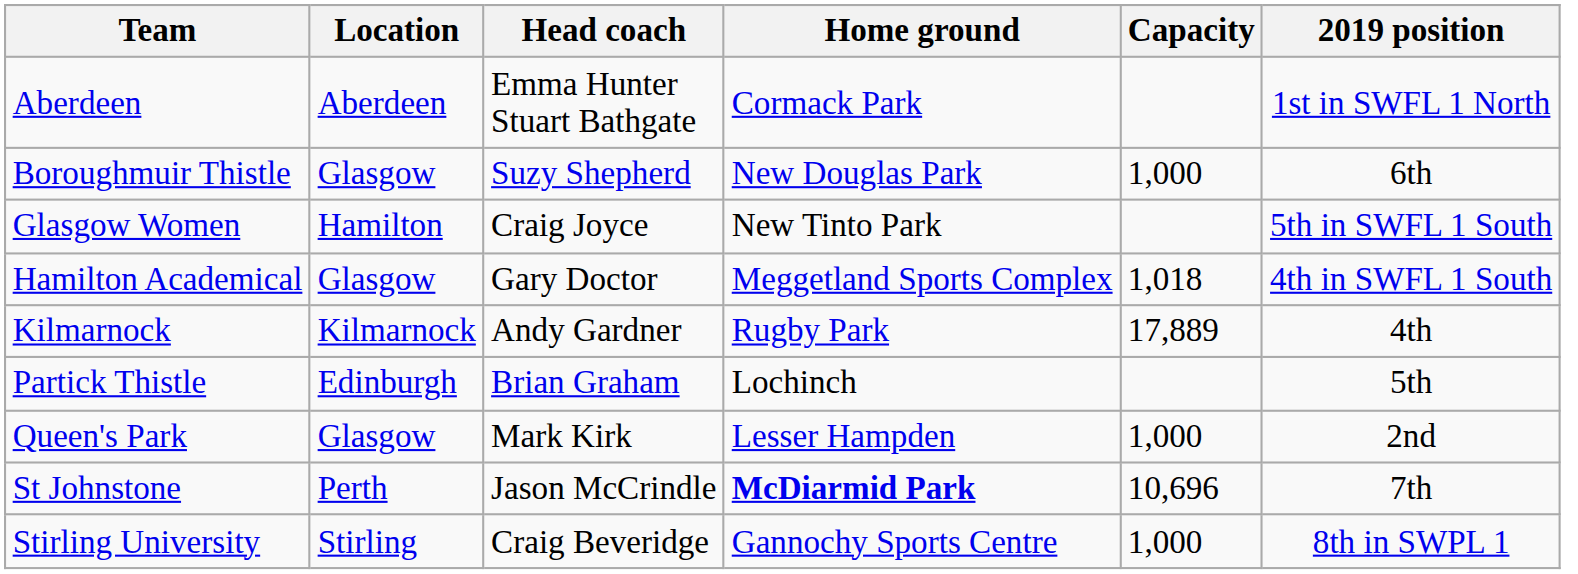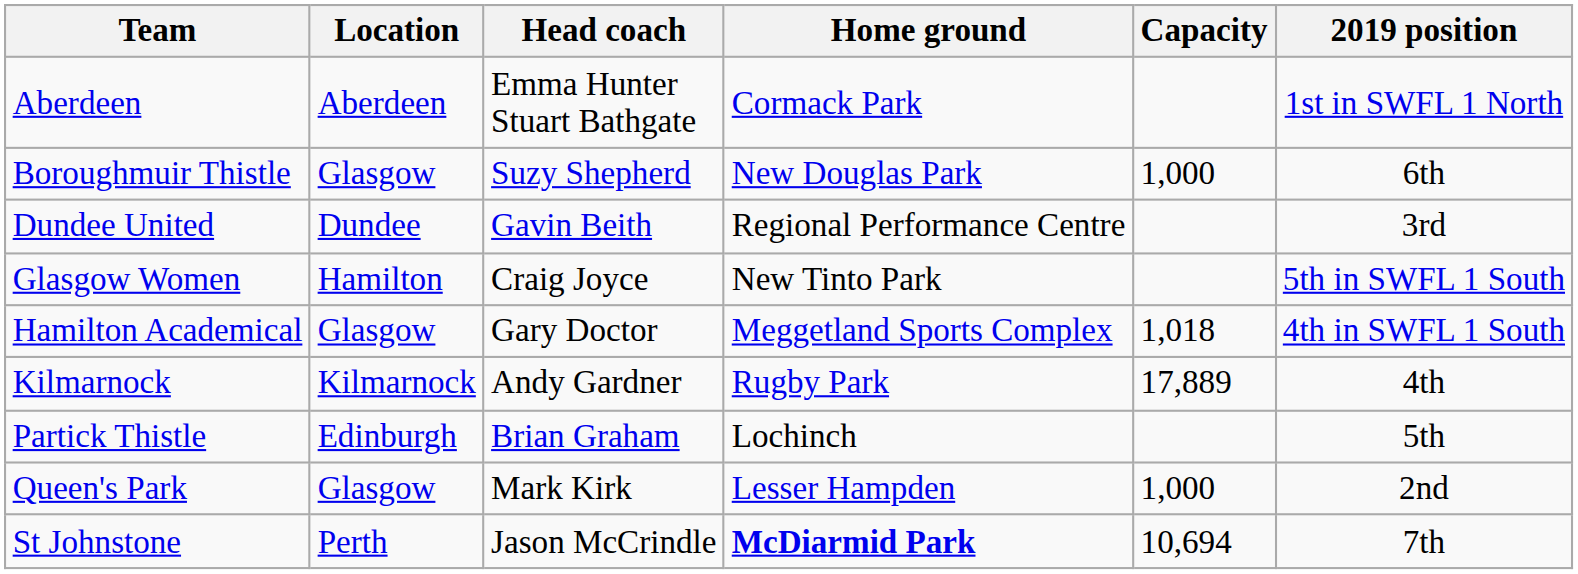+ row: (113, 225)
(1173, 488) 10,696 -> (1186, 540) 10,694
- row: (136, 540)
